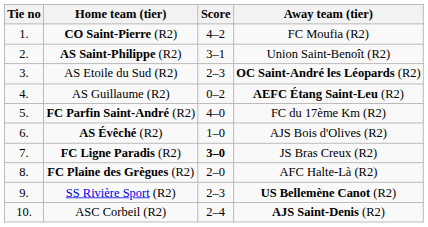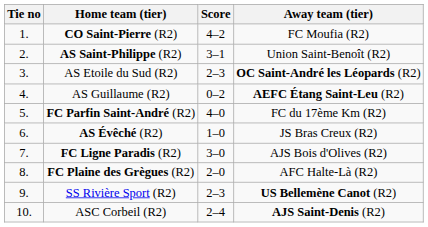(328, 133) AJS Bois d'Olives (R2) -> (328, 133) JS Bras Creux (R2)
(216, 152) bold -> (216, 152) normal
(328, 152) JS Bras Creux (R2) -> (328, 152) AJS Bois d'Olives (R2)
